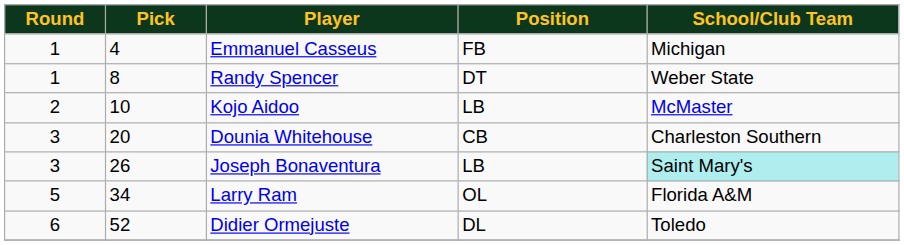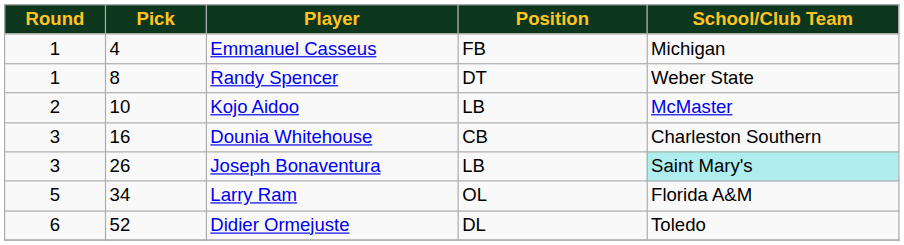(120, 136) 20 -> (120, 136) 16
